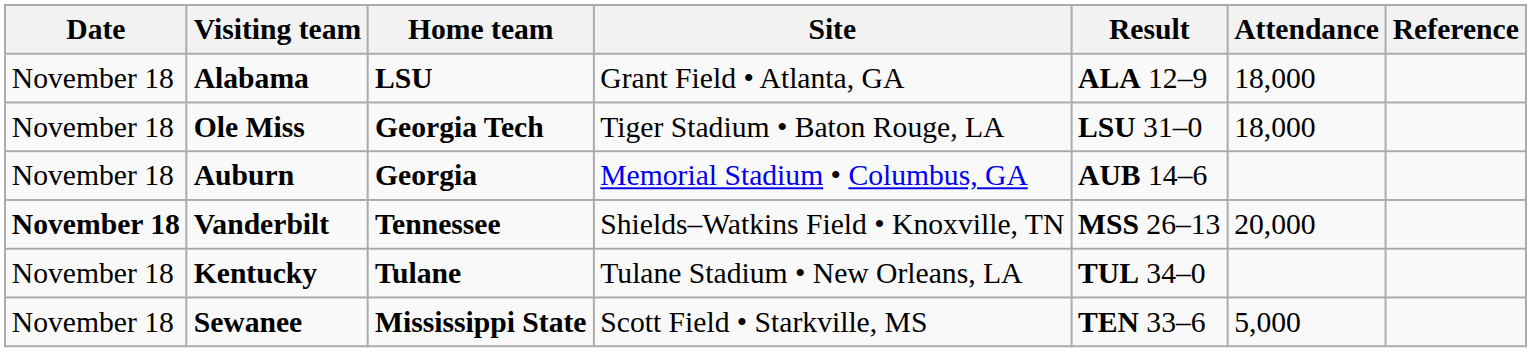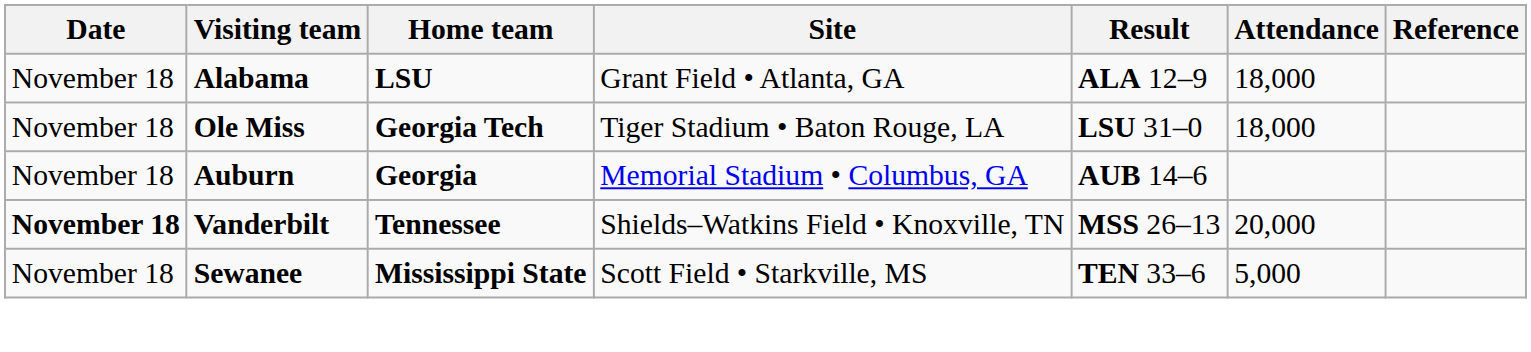- row: (255, 273)
